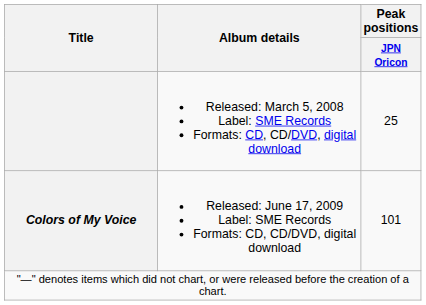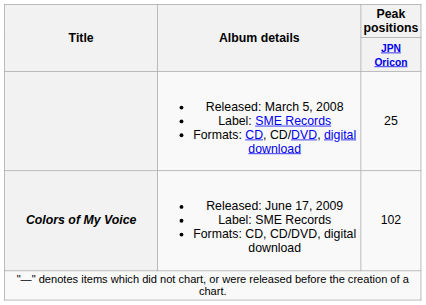(391, 220) 101 -> (391, 220) 102
